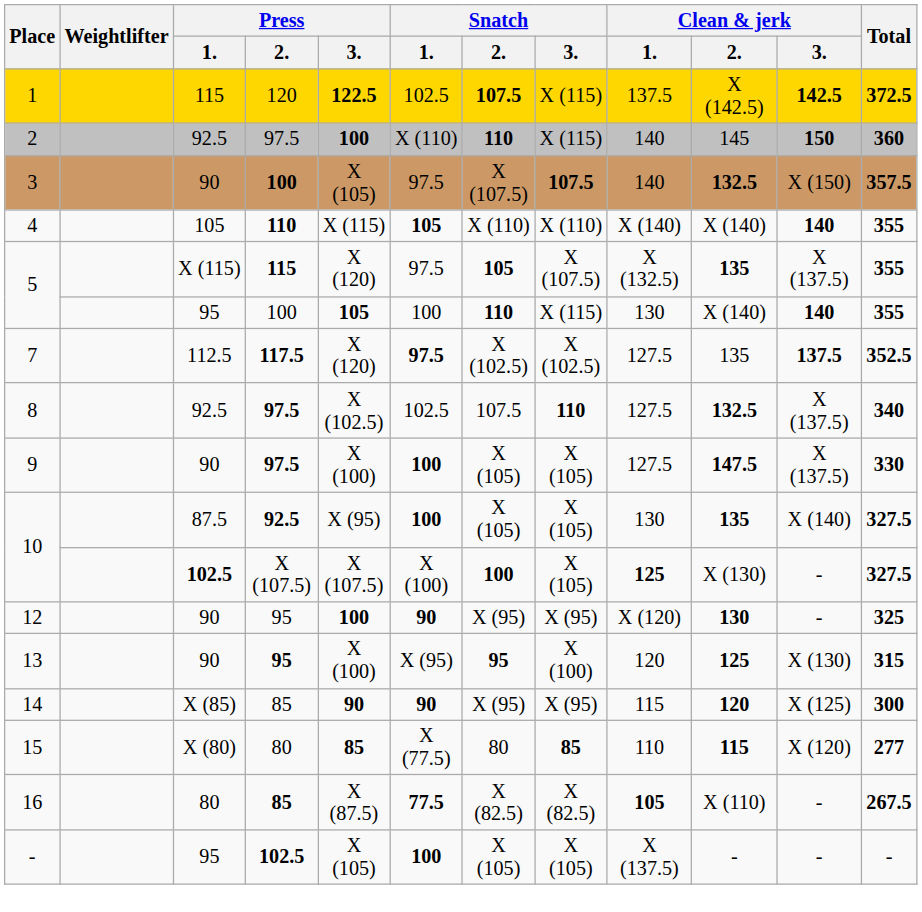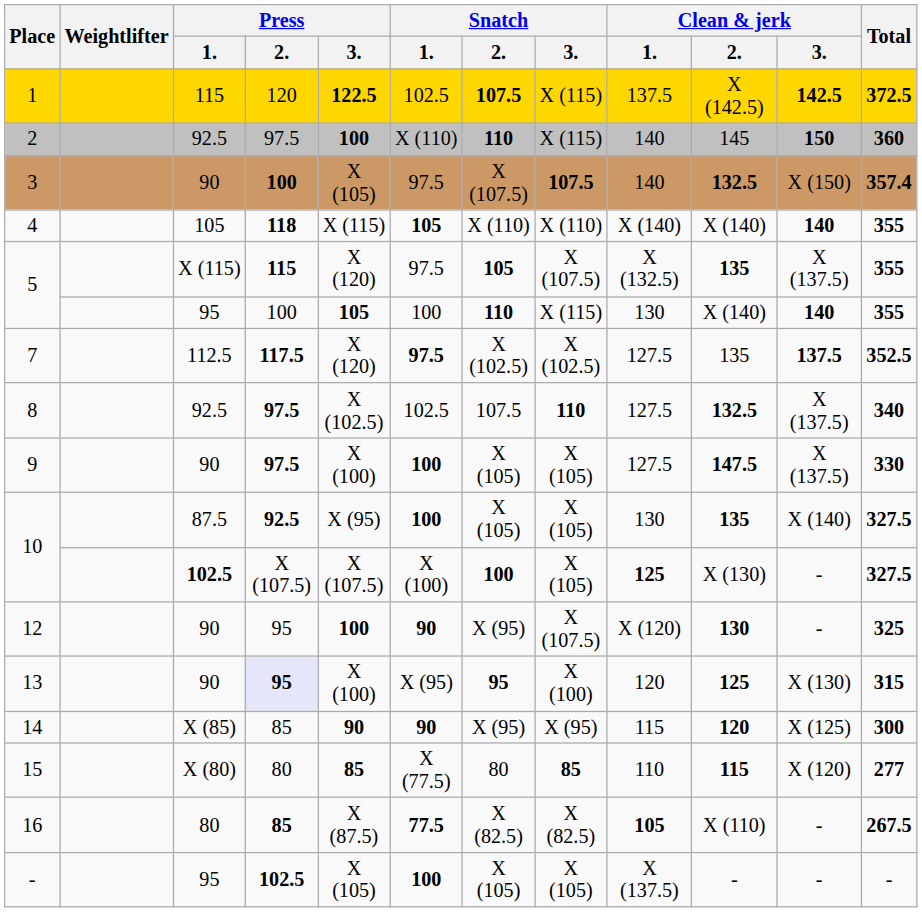(889, 182) 357.5 -> (889, 182) 357.4
(282, 225) 110 -> (282, 225) 118
(571, 617) X (95) -> (571, 628) X (107.5)
(282, 660) no background -> (282, 683) lavender background
